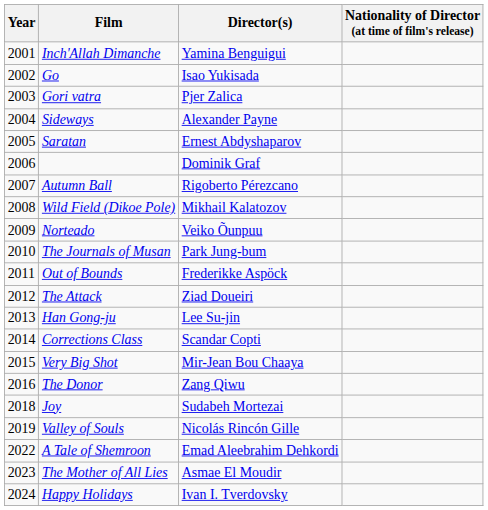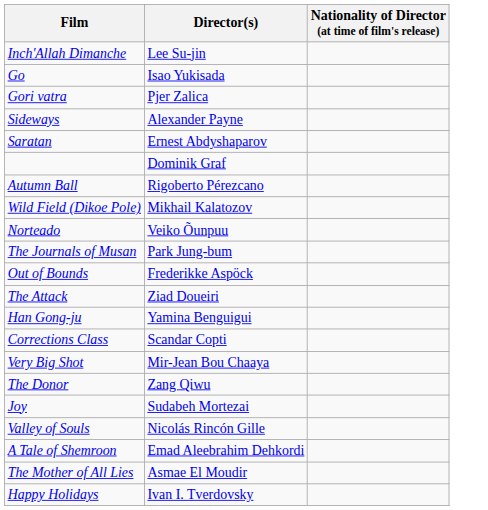- column: (22, 23)
(234, 53) Yamina Benguigui -> (177, 53) Lee Su-jin
(211, 318) Lee Su-jin -> (199, 318) Yamina Benguigui
